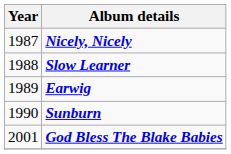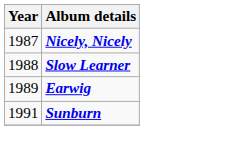(23, 112) 1990 -> (23, 112) 1991
- row: (134, 137)
